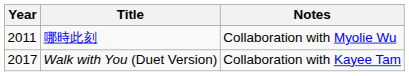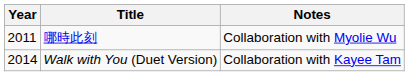(22, 60) 2017 -> (22, 60) 2014
